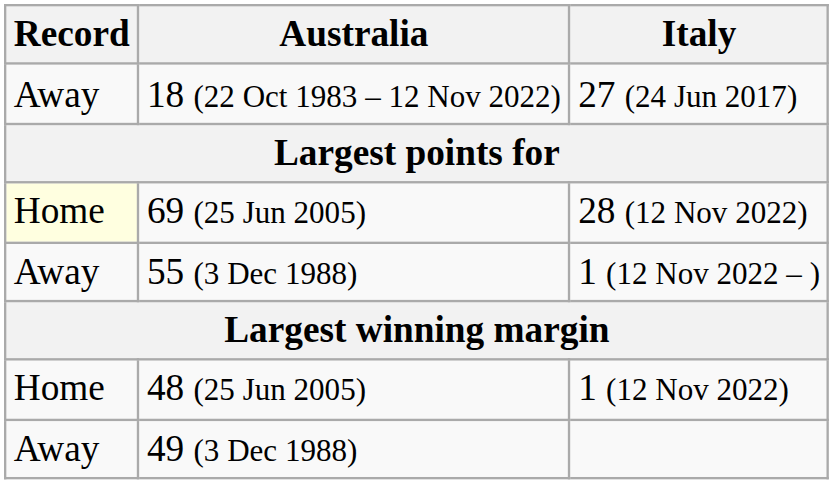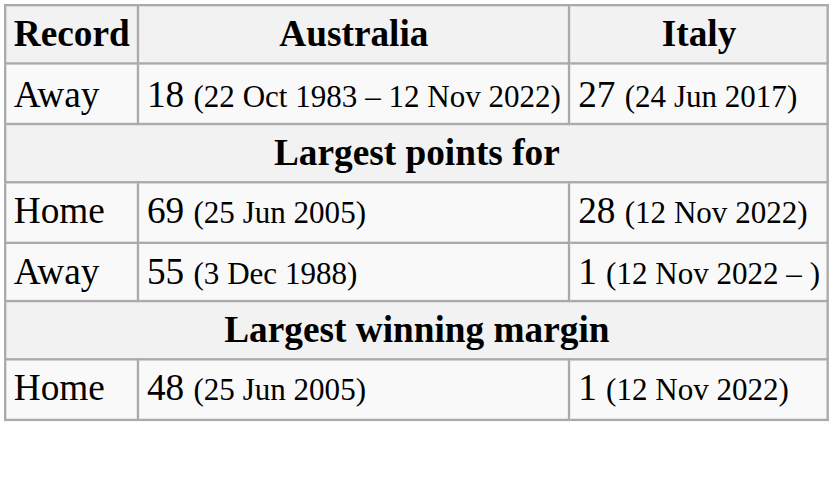(59, 211) lightyellow background -> (59, 211) no background
- row: (252, 447)
